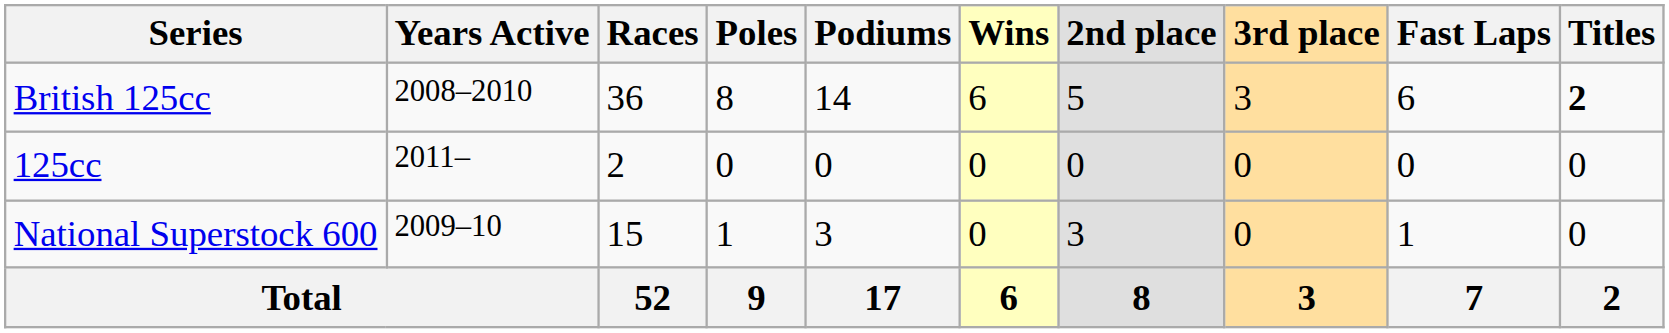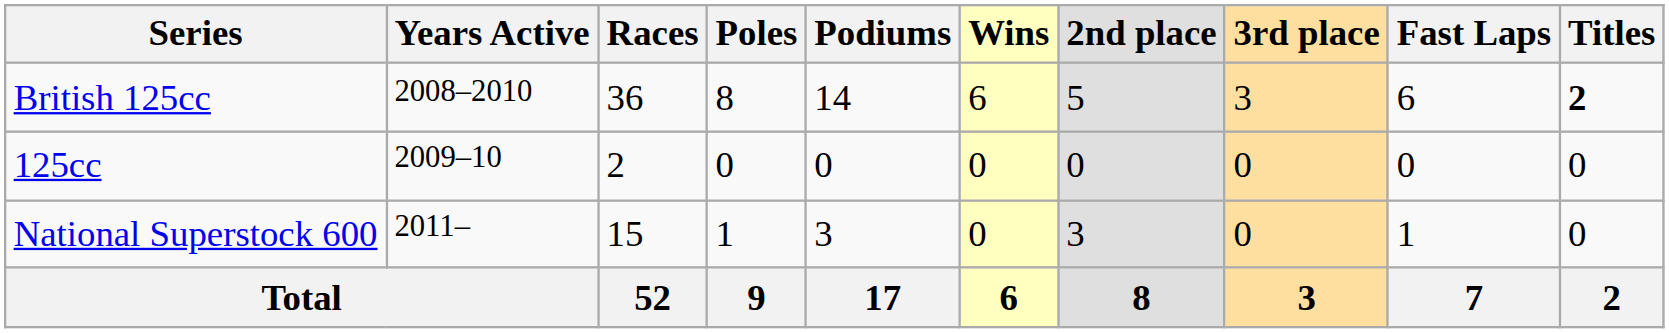(432, 158) 2011– -> (448, 158) 2009–10
(448, 226) 2009–10 -> (432, 226) 2011–
